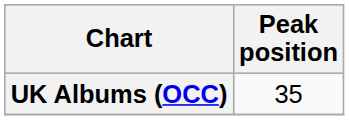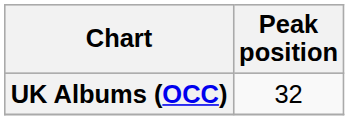(289, 93) 35 -> (289, 93) 32
